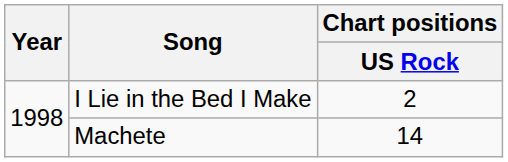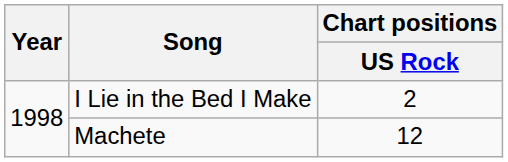(410, 136) 14 -> (410, 136) 12
